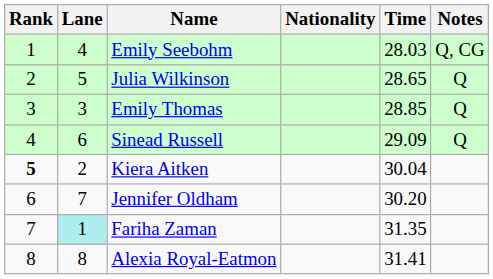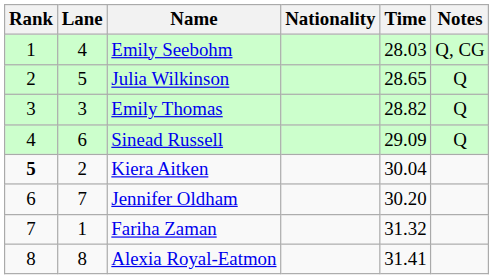(405, 109) 28.85 -> (405, 109) 28.82
(82, 229) paleturquoise background -> (82, 229) no background
(405, 229) 31.35 -> (405, 229) 31.32
